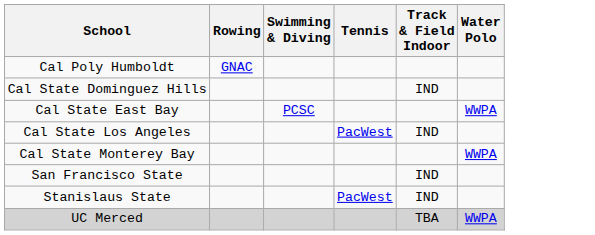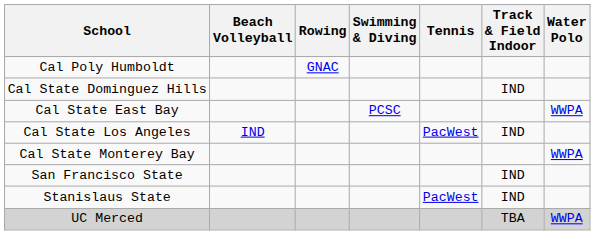+ column: (253, 31)
